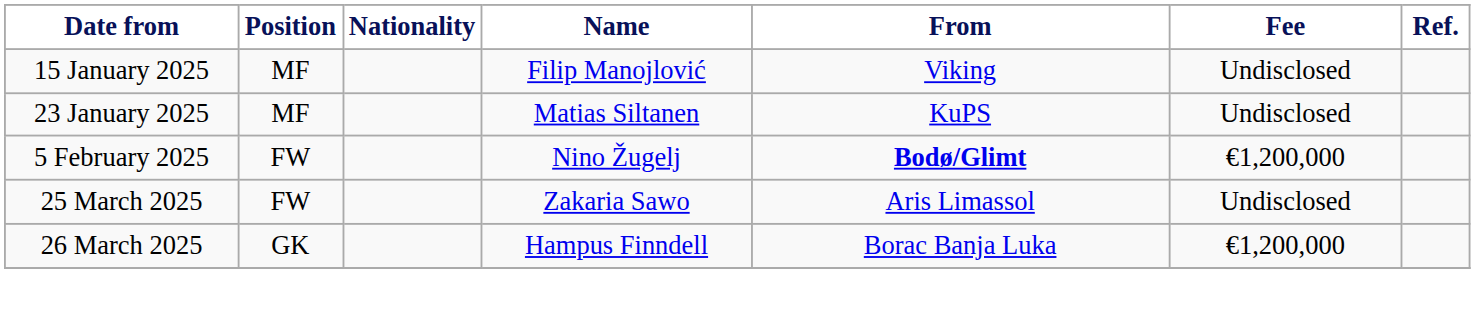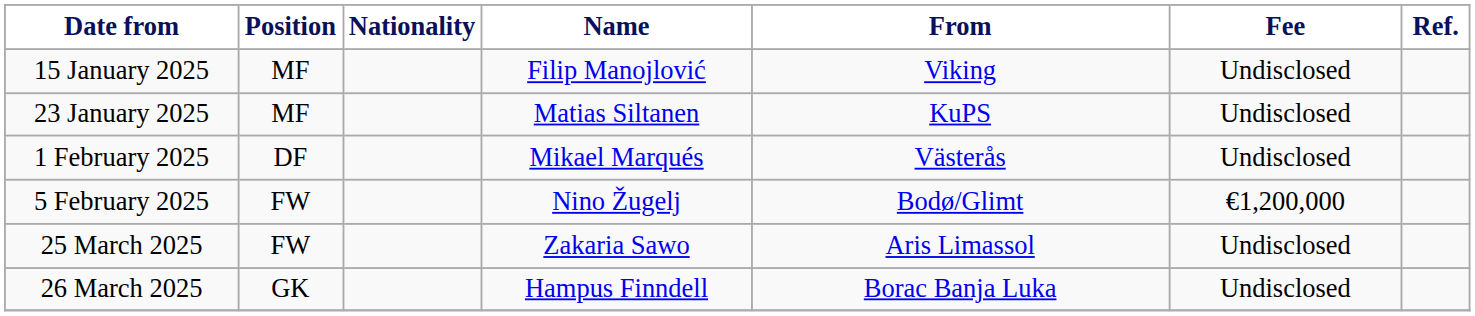+ row: (122, 157)
(960, 157) bold -> (960, 201) normal
(1285, 245) €1,200,000 -> (1285, 288) Undisclosed
